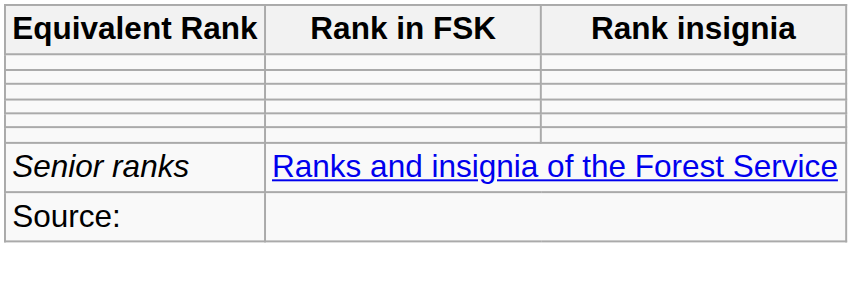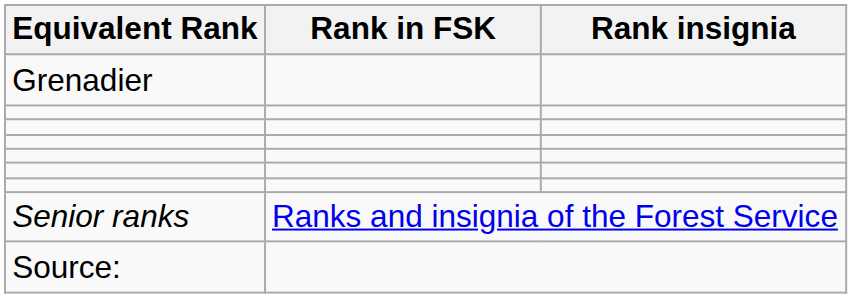+ row: (82, 79)
